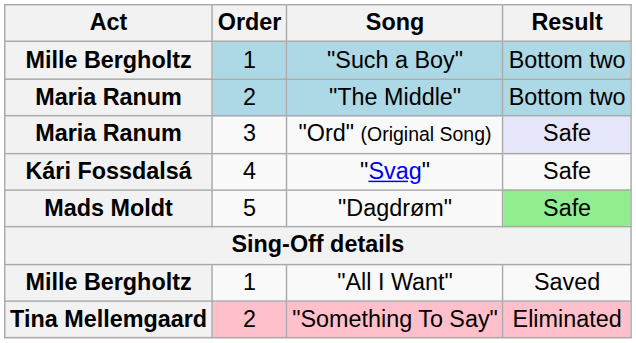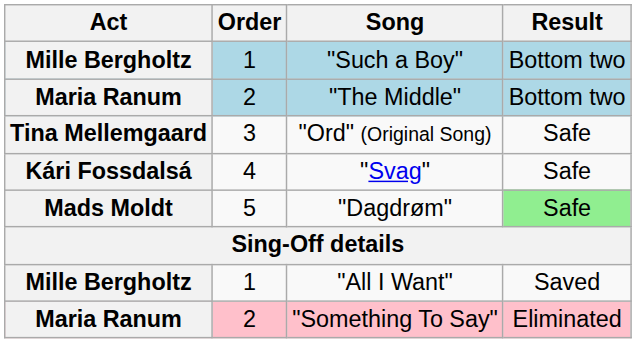(109, 134) Maria Ranum -> (109, 134) Tina Mellemgaard
(567, 134) lavender background -> (567, 134) no background
(109, 319) Tina Mellemgaard -> (109, 319) Maria Ranum
